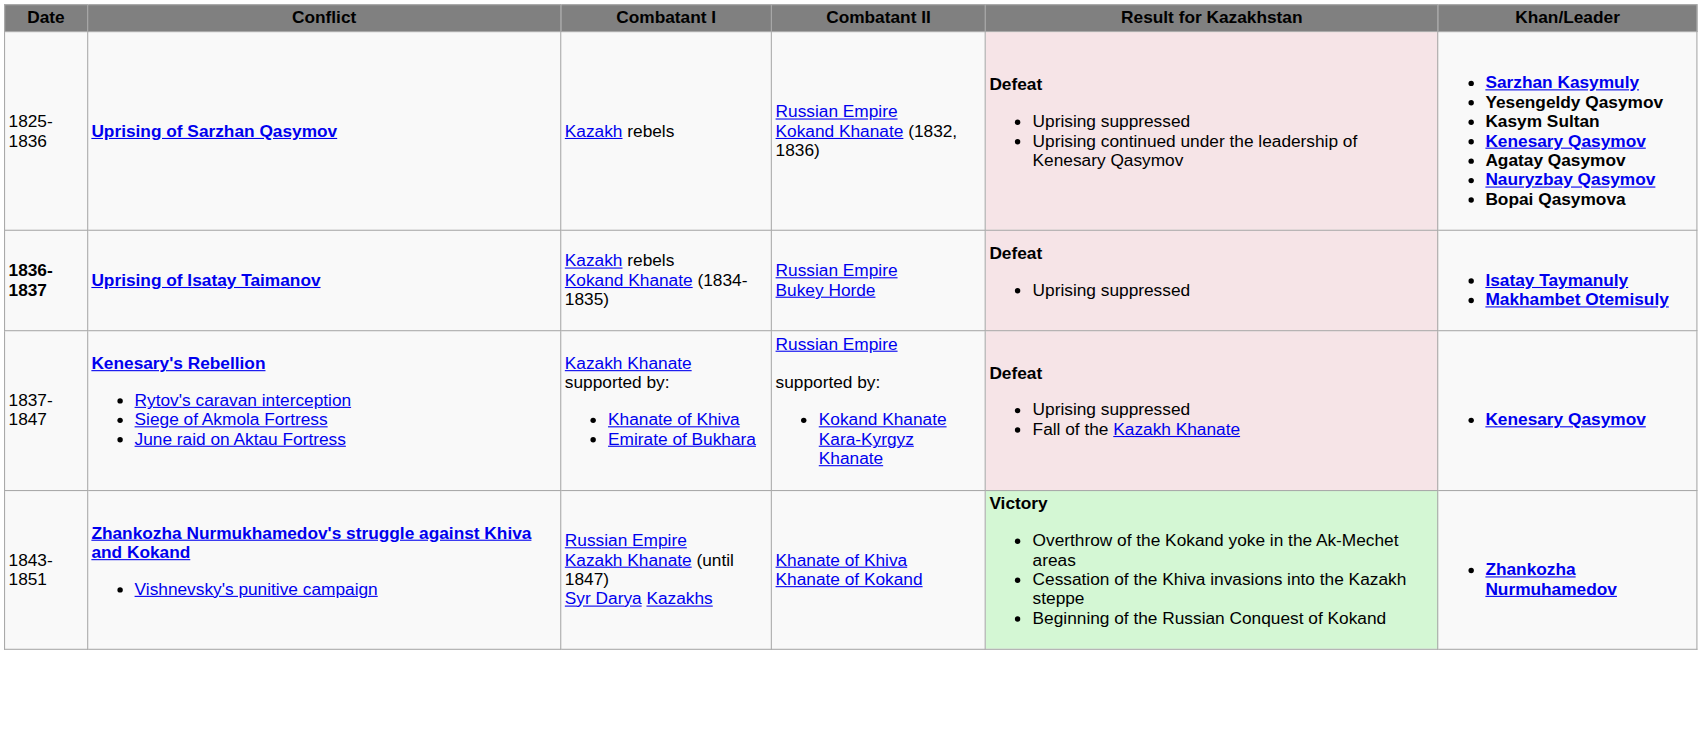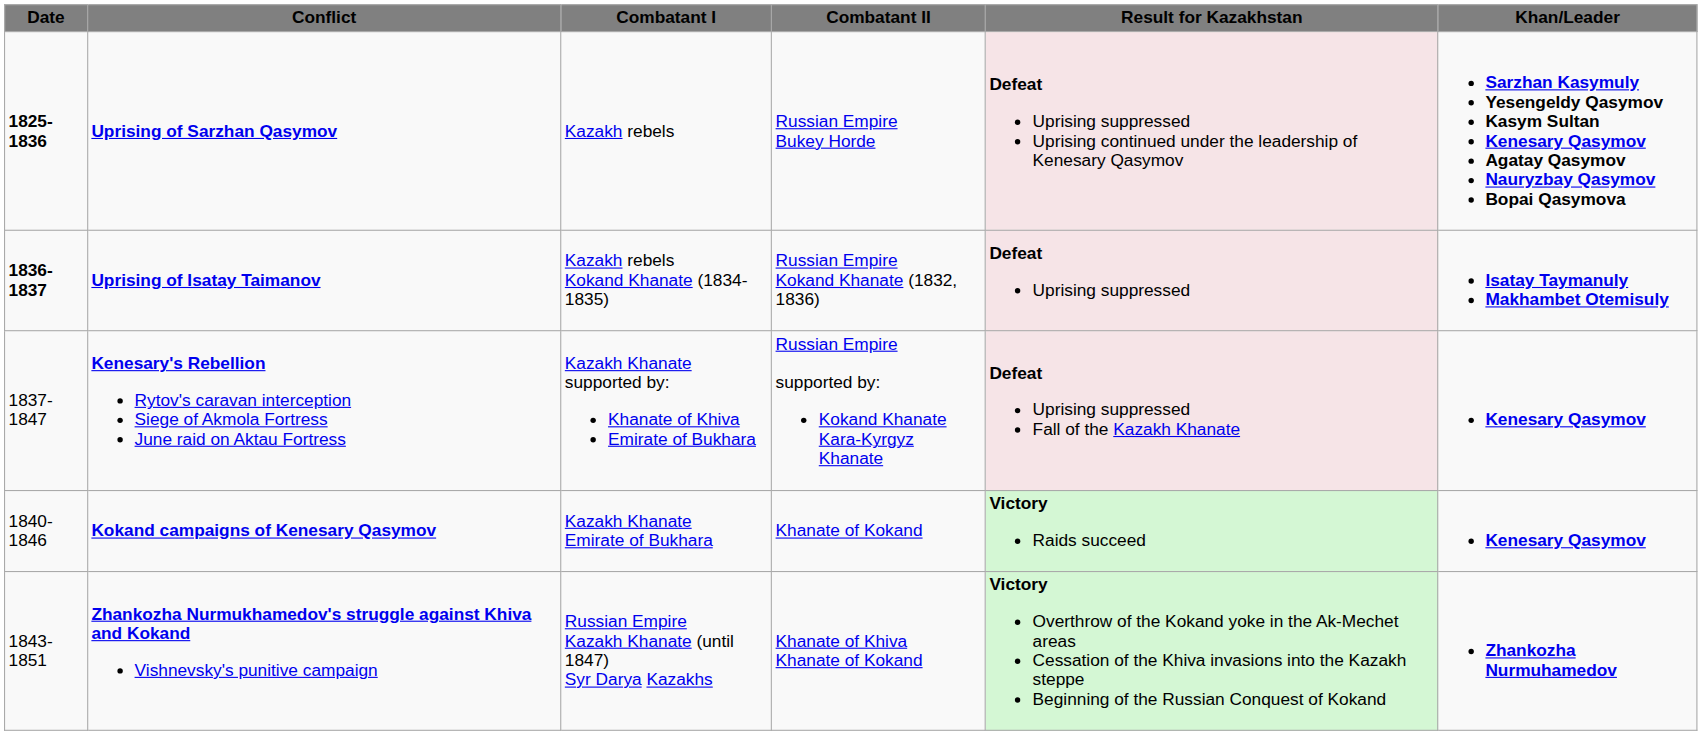(31, 130) normal -> (31, 130) bold
(866, 130) Russian Empire Kokand Khanate (1832, 1836) -> (837, 130) Russian Empire Bukey Horde
(837, 280) Russian Empire Bukey Horde -> (866, 280) Russian Empire Kokand Khanate (1832, 1836)
+ row: (264, 530)
